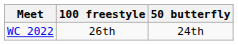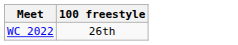- column: (191, 13)
